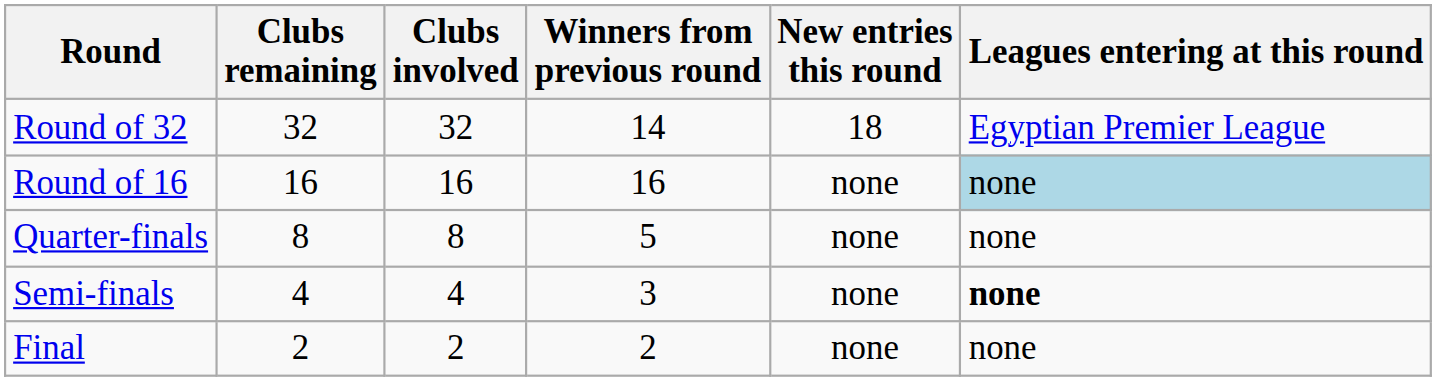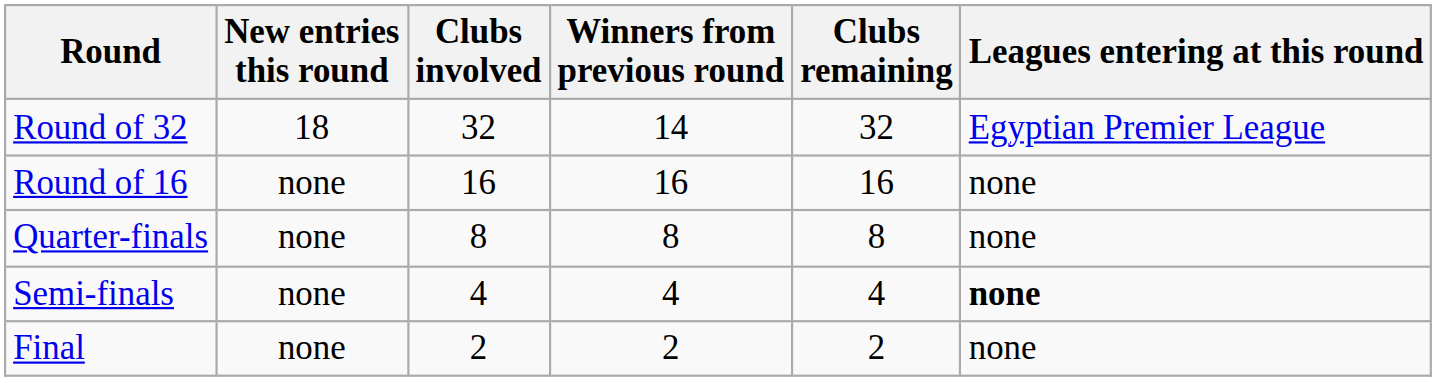columns swapped: (300, 51) <-> (865, 51)
(1003, 182) lightblue background -> (1003, 182) no background
(648, 237) 5 -> (671, 237) 8
(648, 292) 3 -> (671, 292) 4
